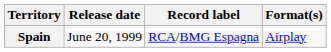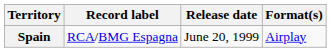columns swapped: (104, 15) <-> (204, 15)
